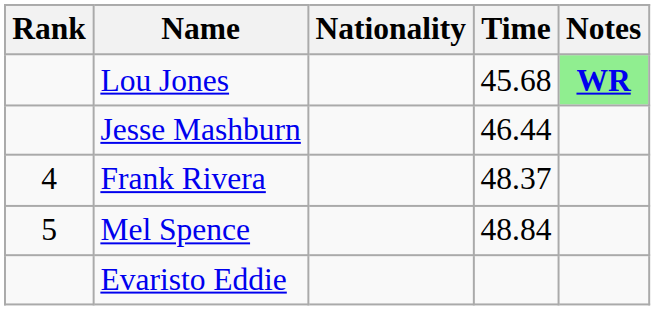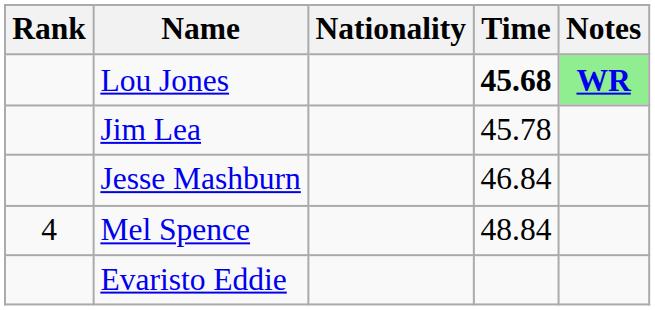(516, 79) normal -> (516, 79) bold
+ row: (151, 129)
(516, 129) 46.44 -> (516, 179) 46.84
- row: (183, 179)
(49, 229) 5 -> (49, 229) 4
